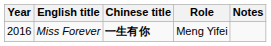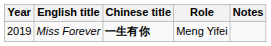(19, 31) 2016 -> (19, 31) 2019
